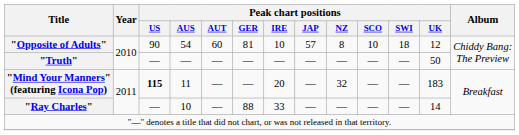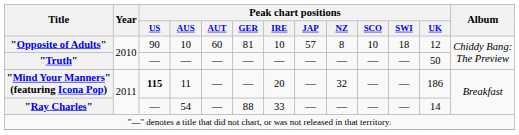(186, 44) 54 -> (186, 44) 10
(435, 83) 183 -> (435, 83) 186
(186, 106) 10 -> (186, 106) 54
